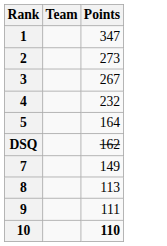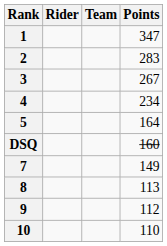+ column: (62, 15)
(110, 58) 273 -> (149, 58) 283
(110, 101) 232 -> (149, 101) 234
(110, 144) 162 -> (149, 144) 160
(110, 209) 111 -> (150, 209) 112
(110, 230) bold -> (150, 230) normal
